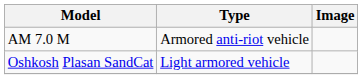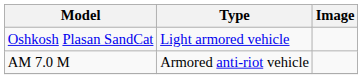rows swapped: (39, 39) <-> (81, 62)
